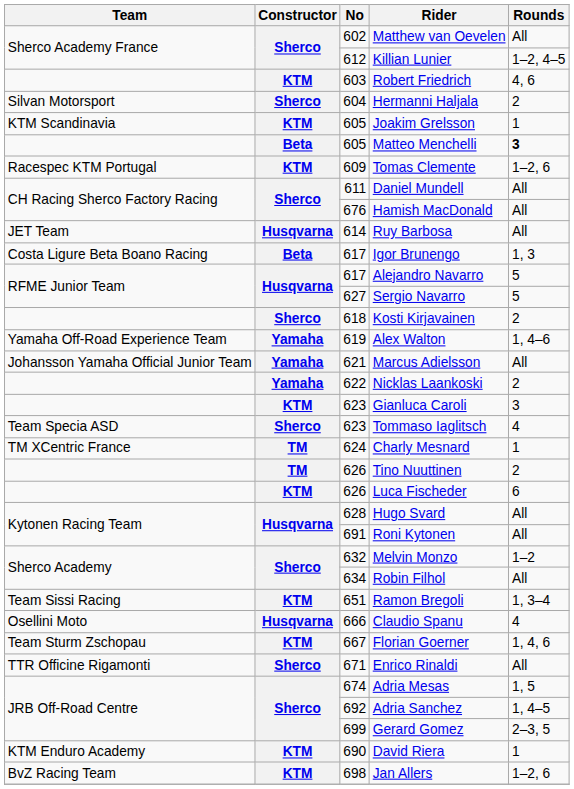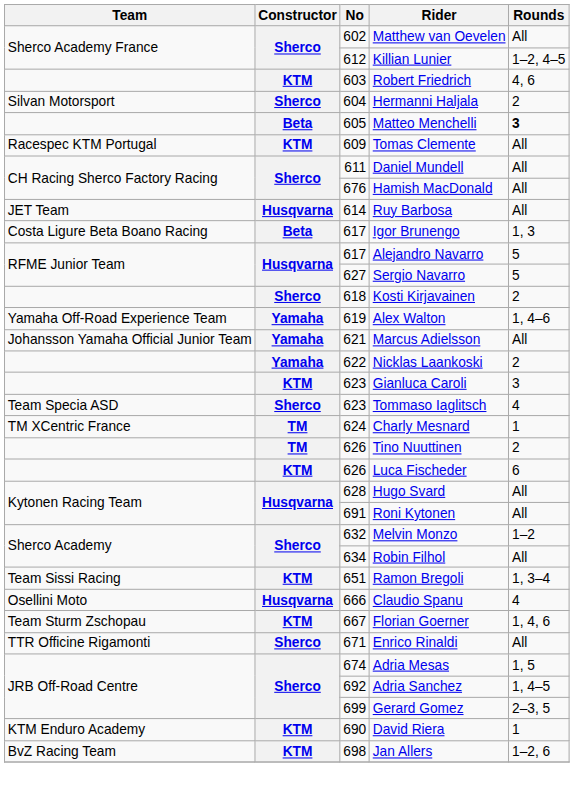- row: (424, 123)
(531, 166) 1–2, 6 -> (520, 145) All
